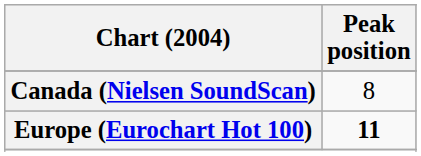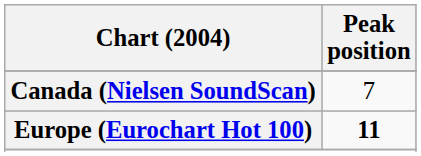(369, 90) 8 -> (369, 90) 7
